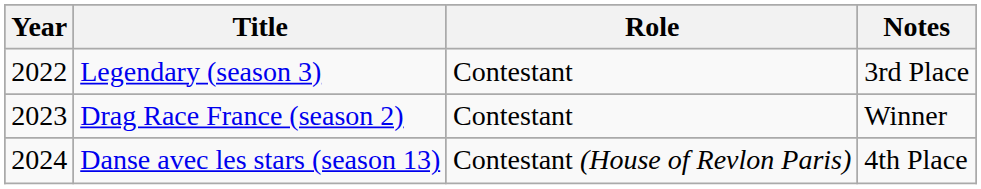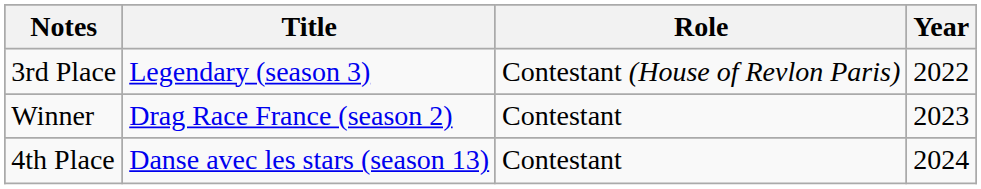columns swapped: (39, 26) <-> (917, 26)
(513, 71) Contestant -> (701, 71) Contestant (House of Revlon Paris)
(652, 159) Contestant (House of Revlon Paris) -> (562, 159) Contestant
